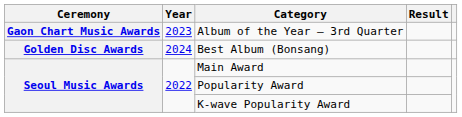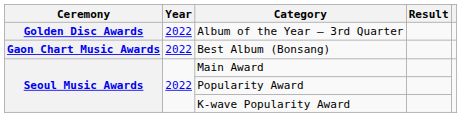(84, 31) Gaon Chart Music Awards -> (84, 31) Golden Disc Awards
(179, 31) 2023 -> (179, 31) 2022
(84, 49) Golden Disc Awards -> (84, 49) Gaon Chart Music Awards
(179, 49) 2024 -> (179, 49) 2022
